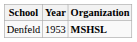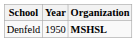(55, 29) 1953 -> (55, 29) 1950
